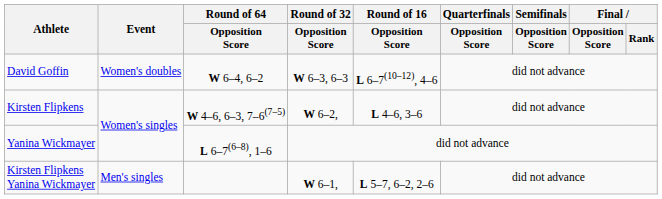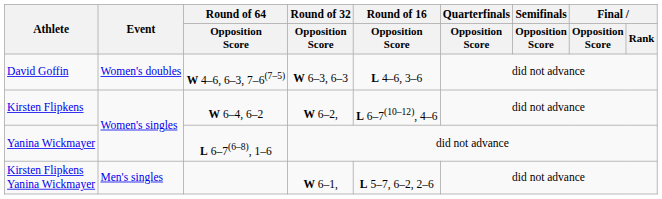(236, 79) W 6–4, 6–2 -> (236, 79) W 4–6, 6–3, 7–6(7–5)
(397, 79) L 6–7(10–12), 4–6 -> (397, 79) L 4–6, 3–6
(236, 114) W 4–6, 6–3, 7–6(7–5) -> (236, 114) W 6–4, 6–2
(397, 114) L 4–6, 3–6 -> (397, 114) L 6–7(10–12), 4–6
